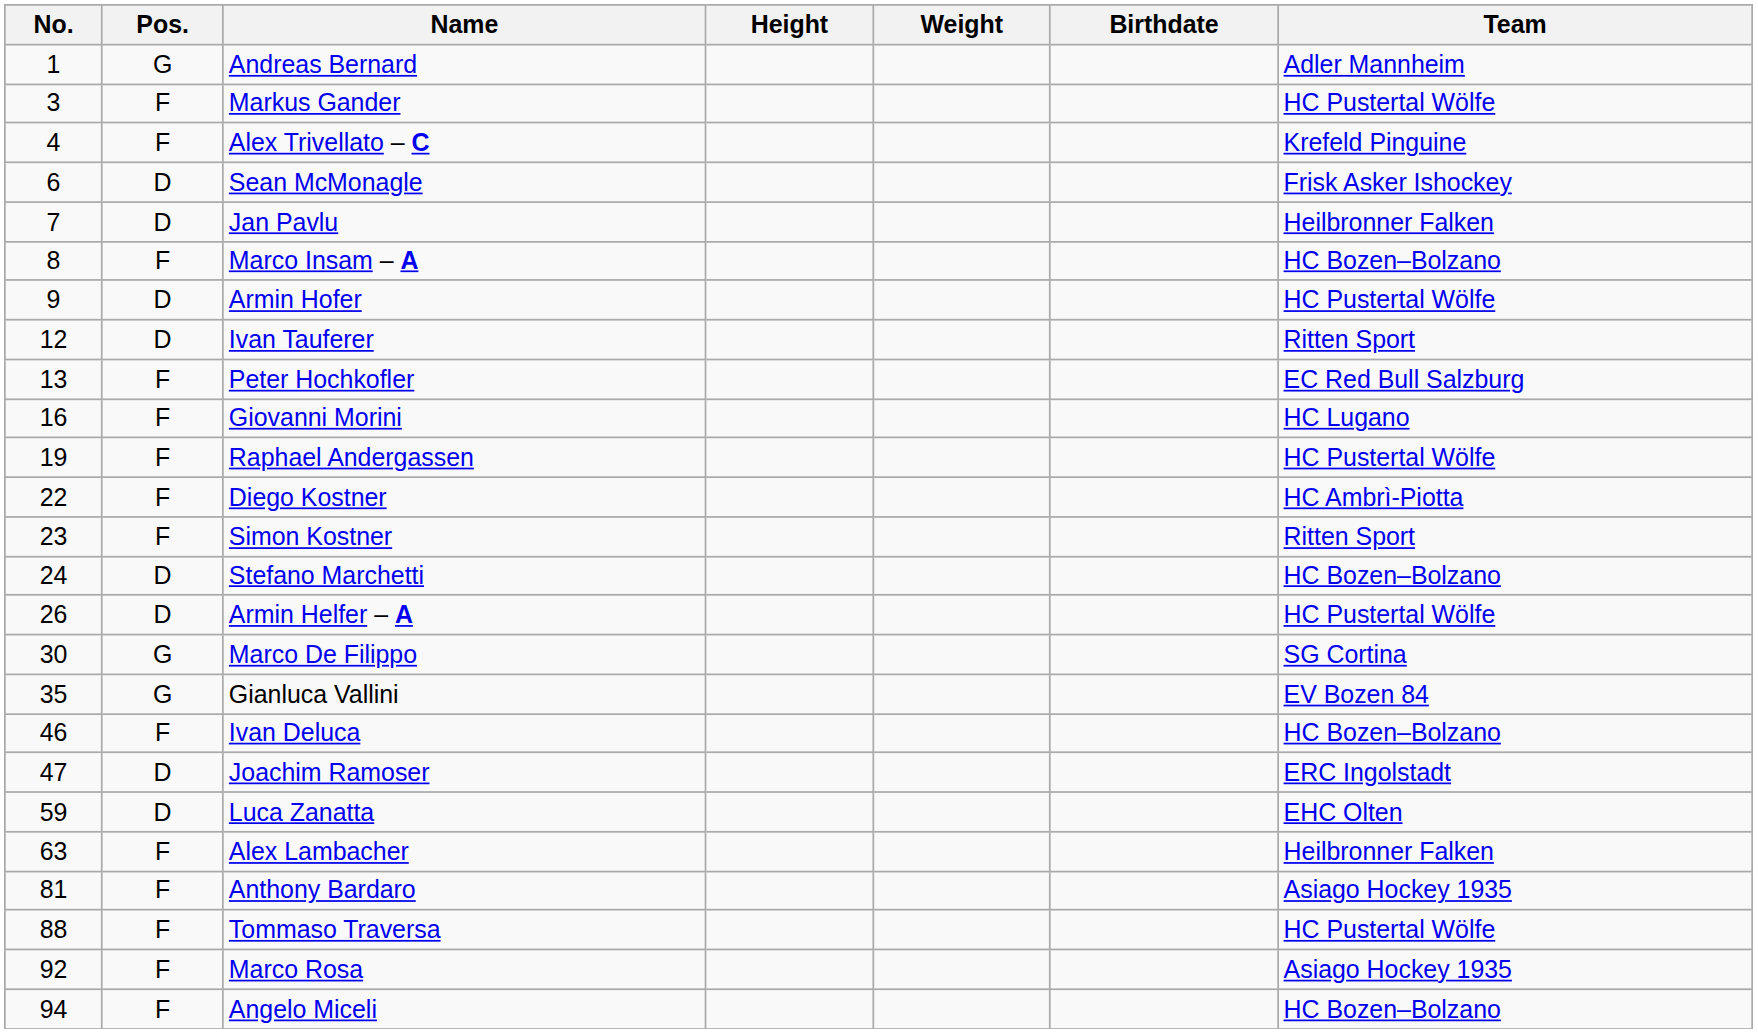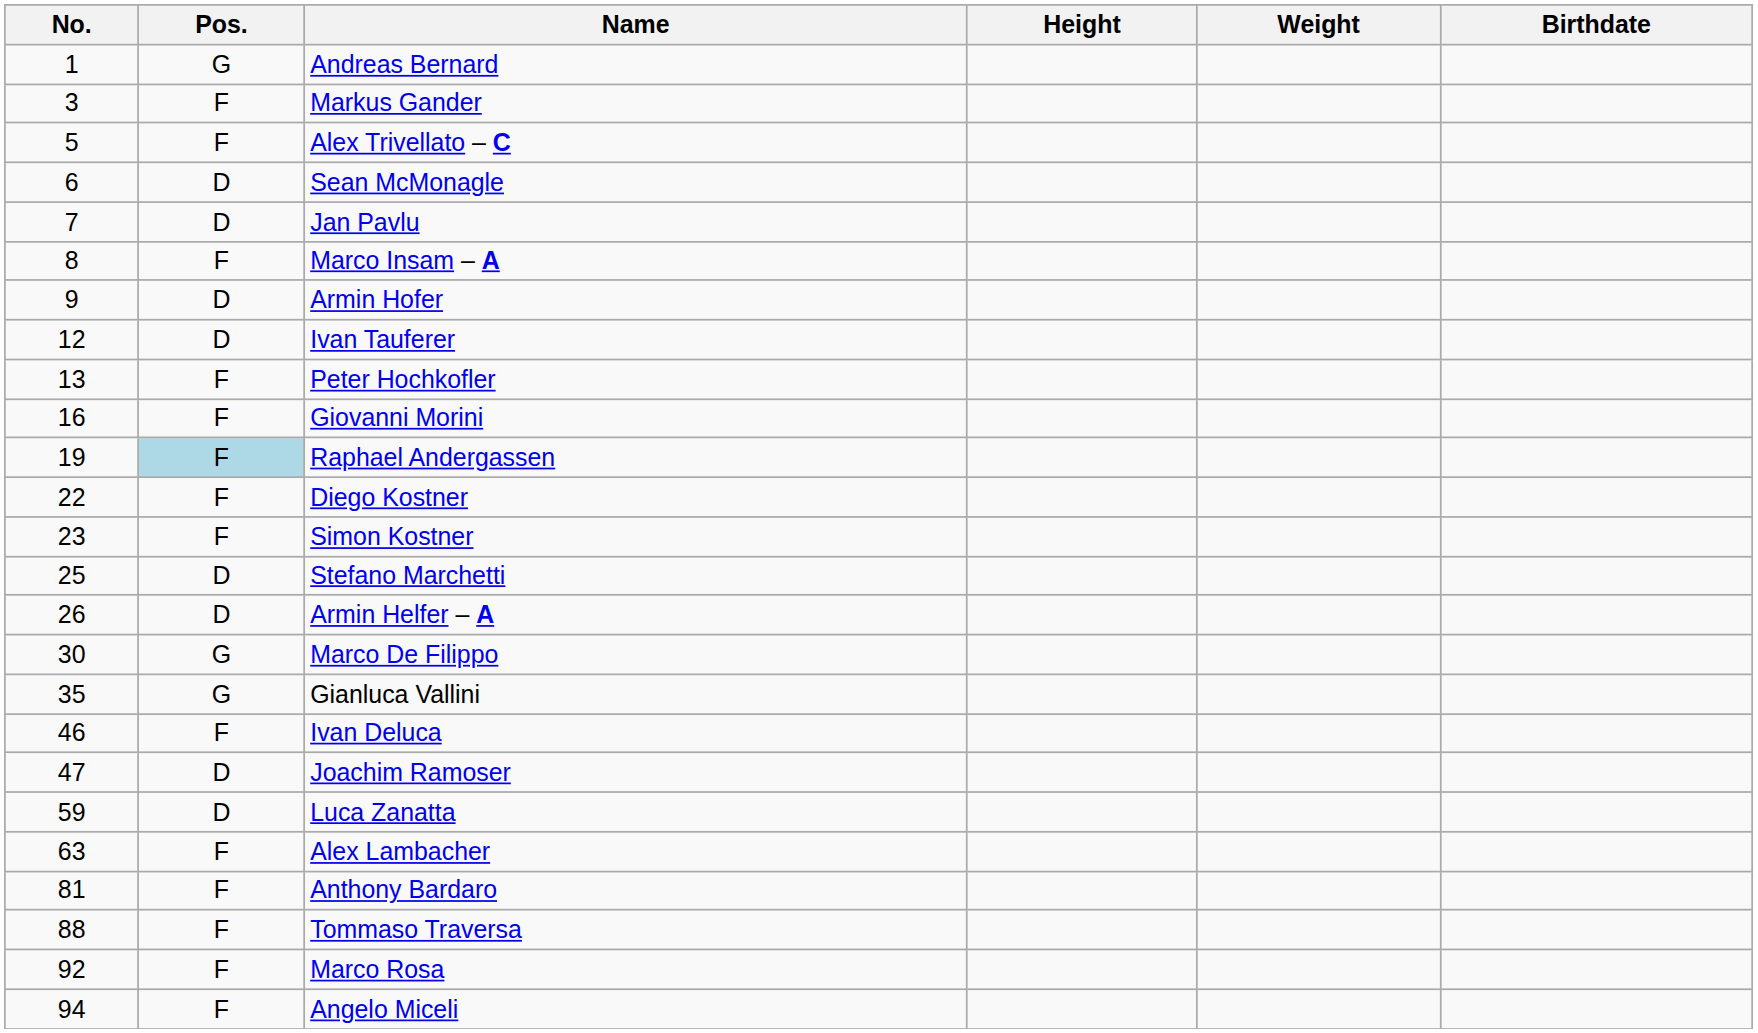- column: (1515, 25)
(54, 143) 4 -> (72, 143) 5
(163, 458) no background -> (221, 458) lightblue background
(54, 576) 24 -> (72, 576) 25
